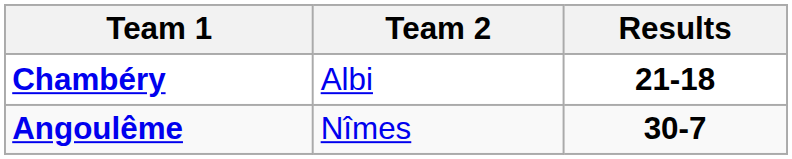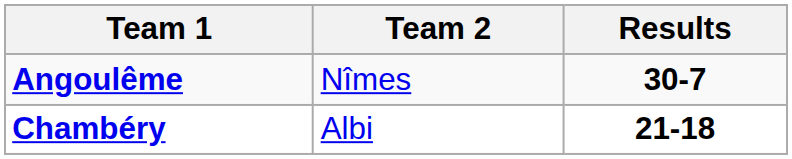rows swapped: (98, 128) <-> (89, 79)
